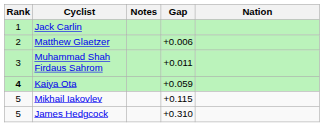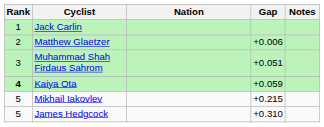columns swapped: (257, 12) <-> (144, 12)
(178, 63) +0.011 -> (268, 63) +0.051
(178, 99) +0.115 -> (268, 99) +0.215
